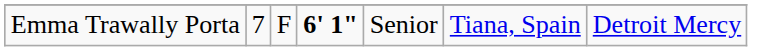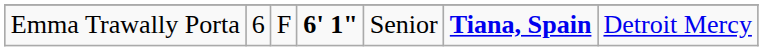(258, 25) 7 -> (258, 25) 6
(515, 25) normal -> (521, 25) bold
